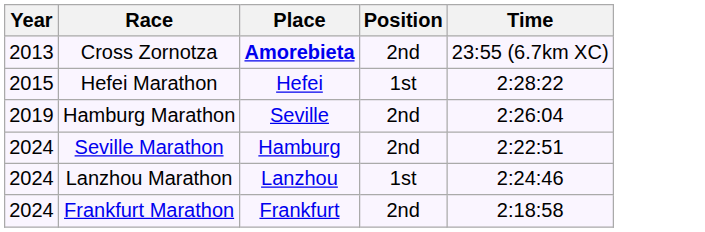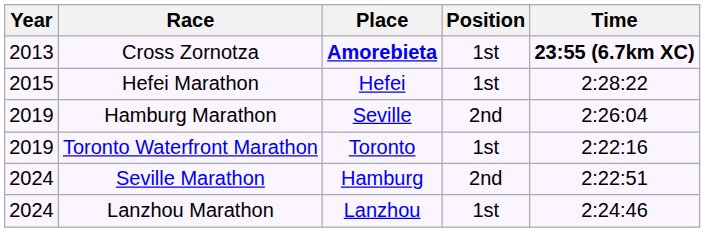(403, 52) 2nd -> (486, 52) 1st
(530, 52) normal -> (615, 52) bold
+ row: (190, 147)
- row: (149, 210)
